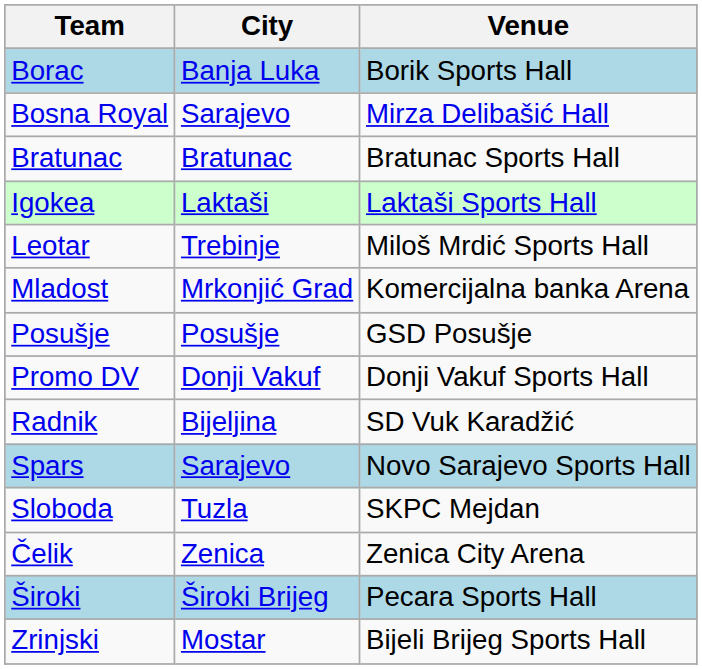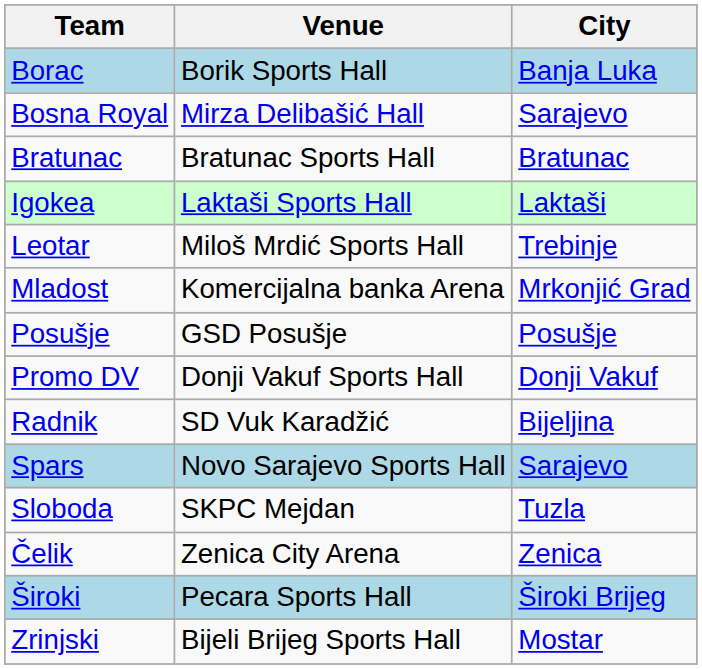columns swapped: (267, 26) <-> (528, 26)
